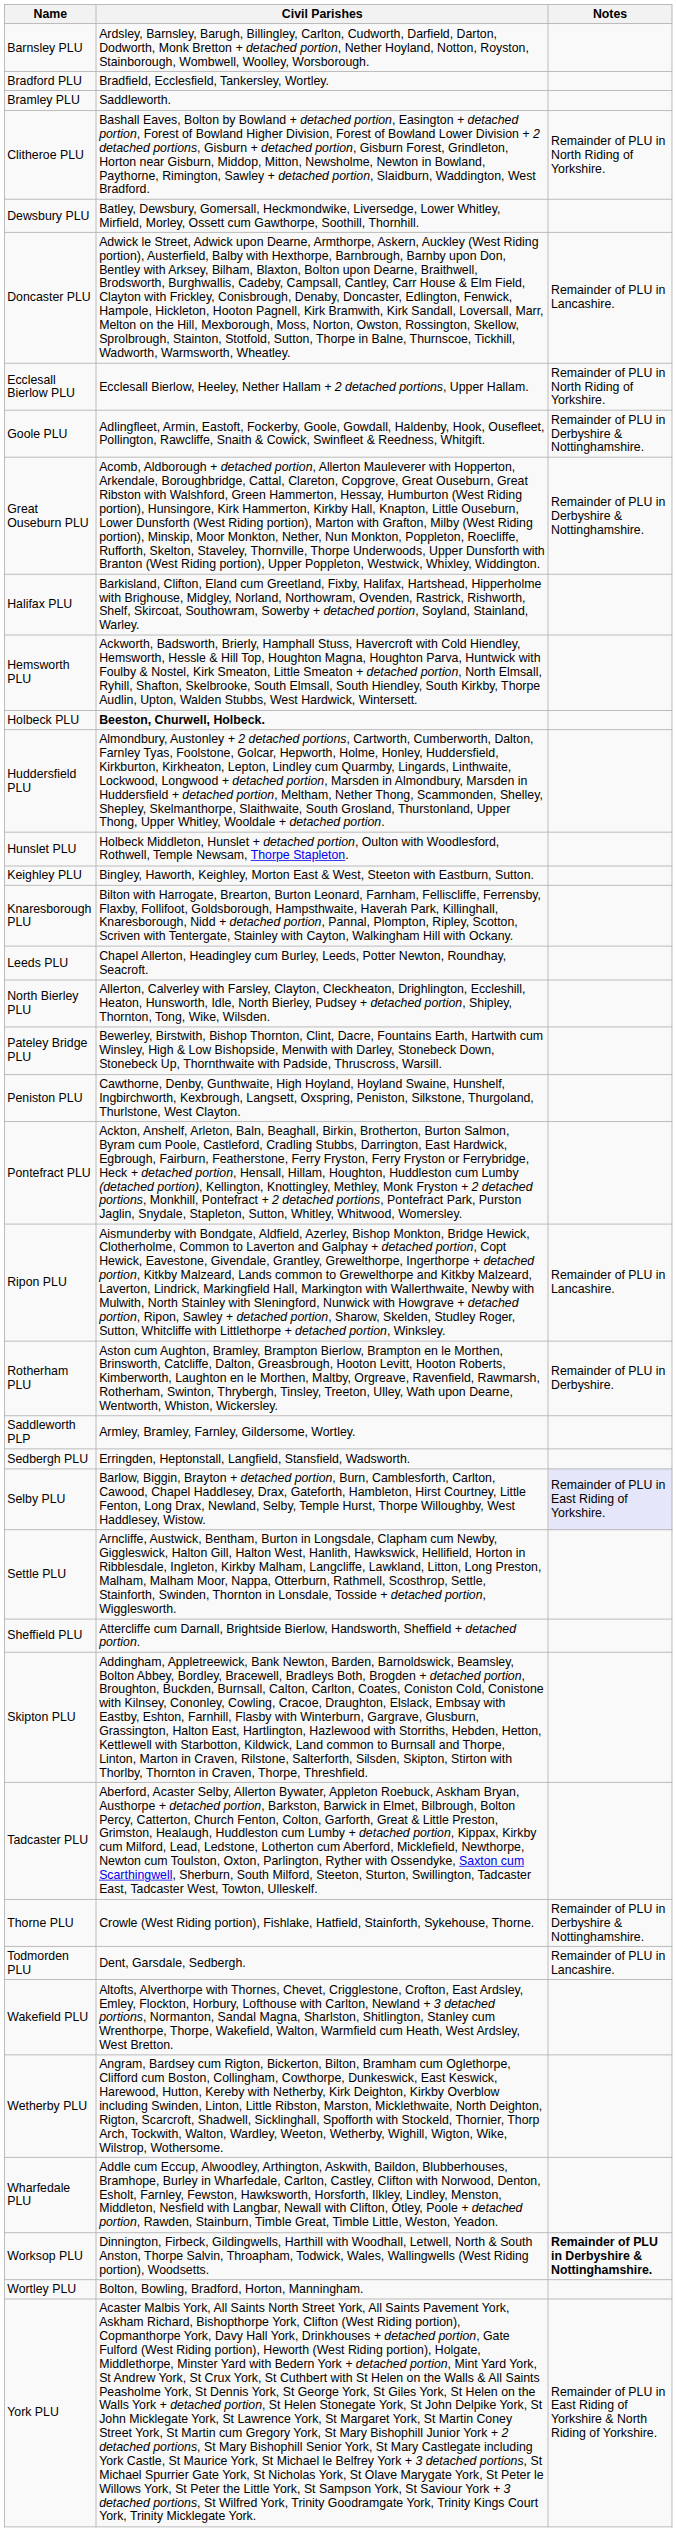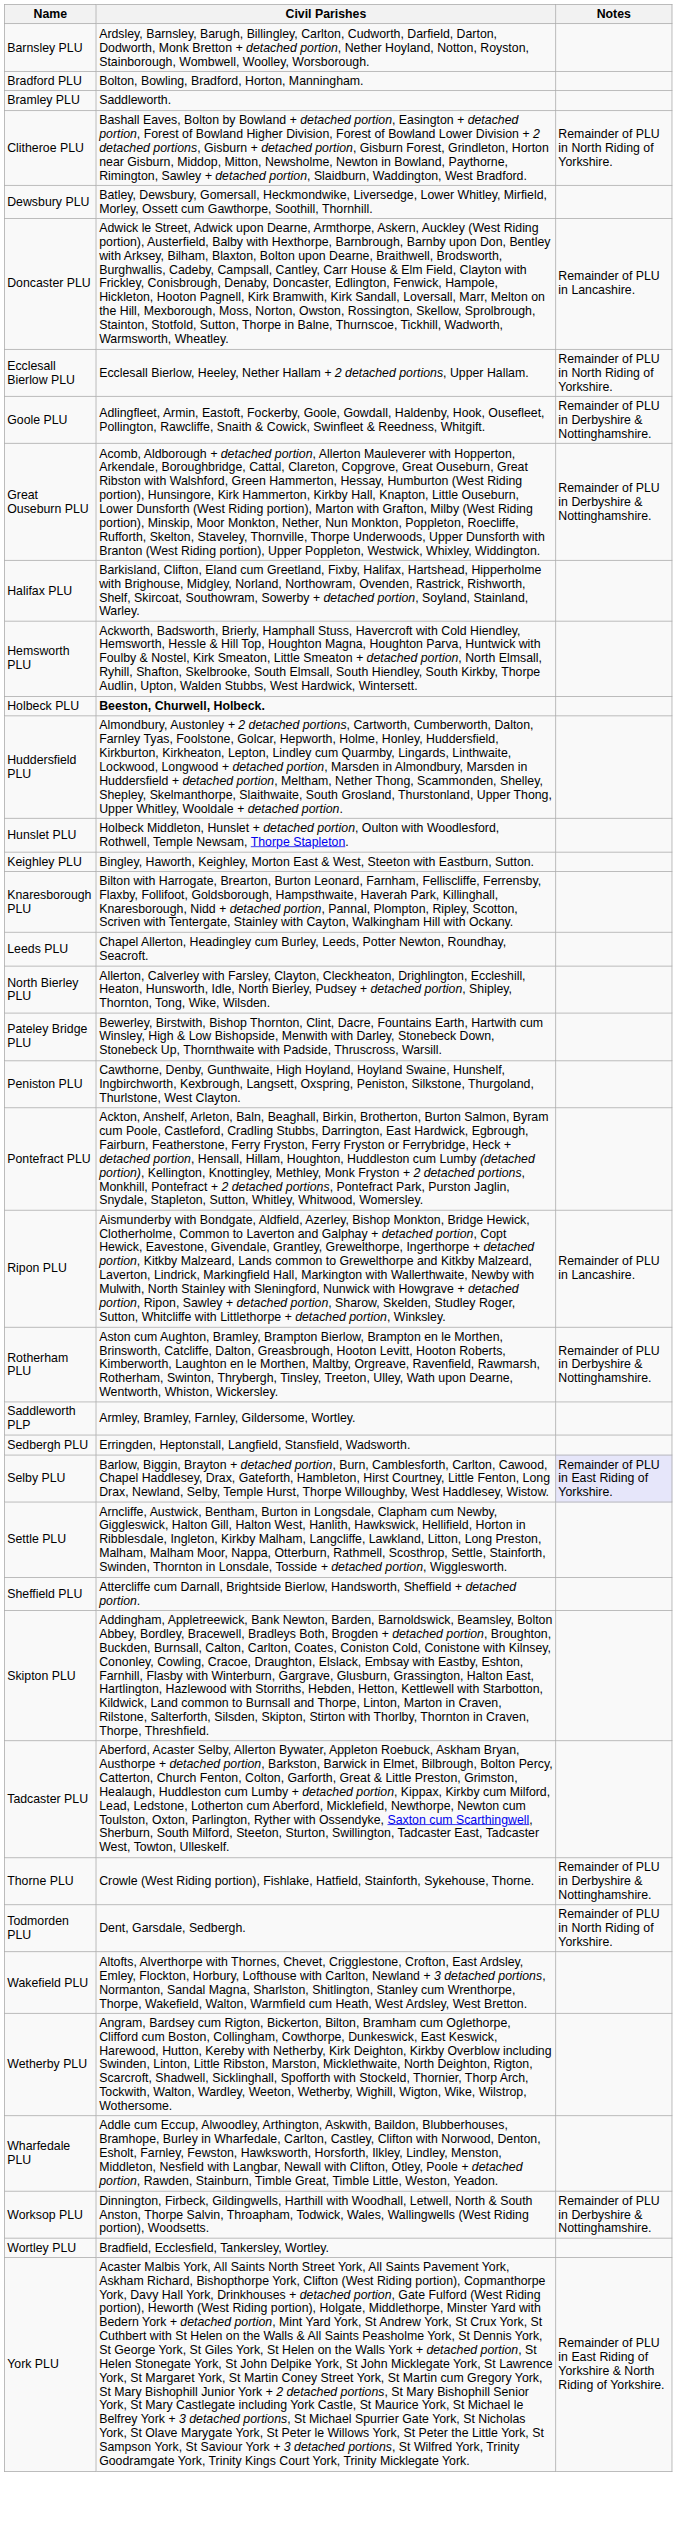(214, 81) Bradfield, Ecclesfield, Tankersley, Wortley. -> (231, 81) Bolton, Bowling, Bradford, Horton, Manningham.
(608, 1378) Remainder of PLU in Derbyshire. -> (609, 1364) Remainder of PLU in Derbyshire & Nottinghamshire.
(608, 1963) Remainder of PLU in Lancashire. -> (609, 1928) Remainder of PLU in North Riding of Yorkshire.
(604, 2256) bold -> (609, 2214) normal
(231, 2289) Bolton, Bowling, Bradford, Horton, Manningham. -> (214, 2247) Bradfield, Ecclesfield, Tankersley, Wortley.
